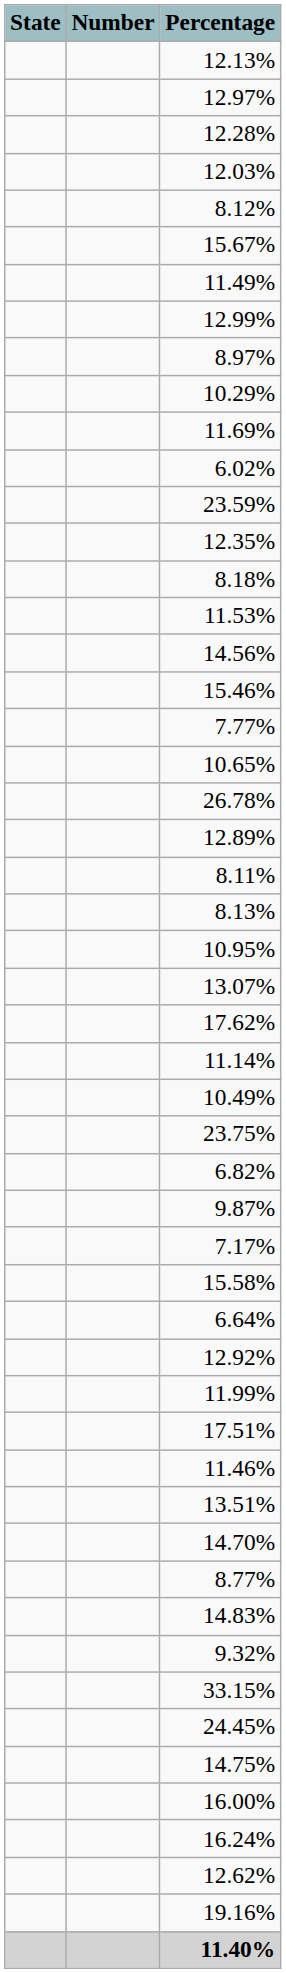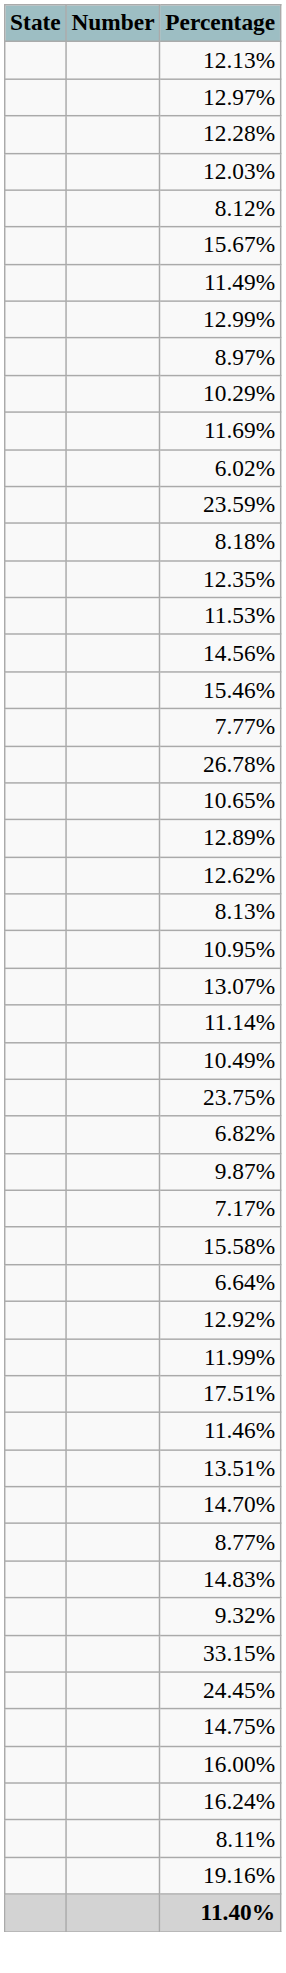rows swapped: (245, 578) <-> (239, 541)
rows swapped: (239, 801) <-> (239, 763)
rows swapped: (239, 1875) <-> (245, 875)
- row: (239, 1023)
